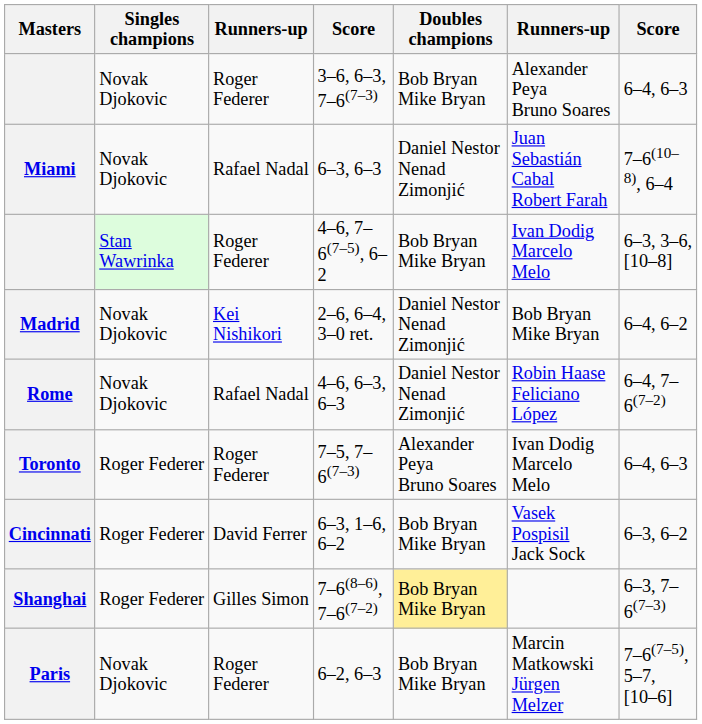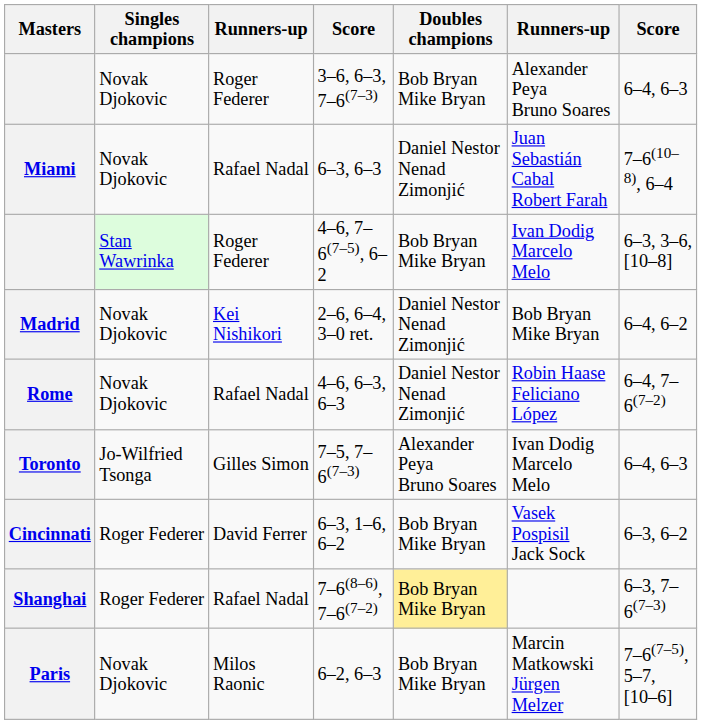(152, 464) Roger Federer -> (141, 464) Jo-Wilfried Tsonga
(241, 464) Roger Federer -> (261, 464) Gilles Simon
(261, 598) Gilles Simon -> (261, 598) Rafael Nadal
(241, 673) Roger Federer -> (239, 673) Milos Raonic
